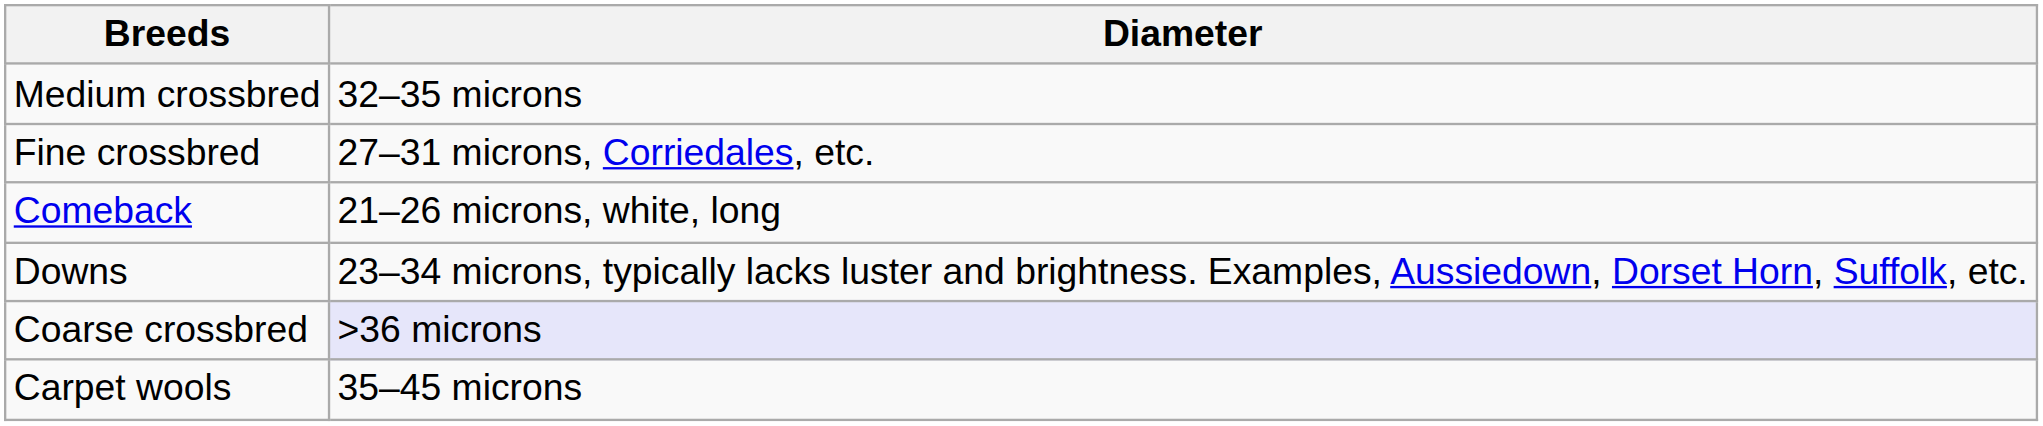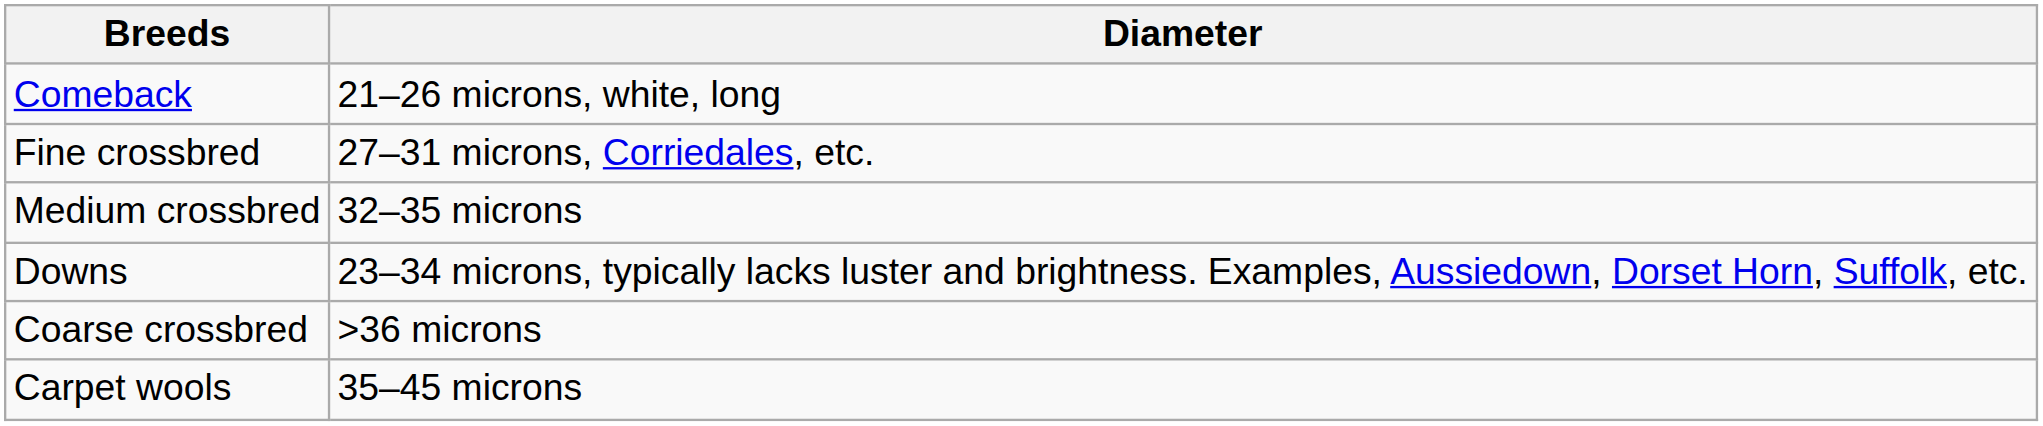rows swapped: (103, 211) <-> (167, 93)
(440, 329) lavender background -> (440, 329) no background
